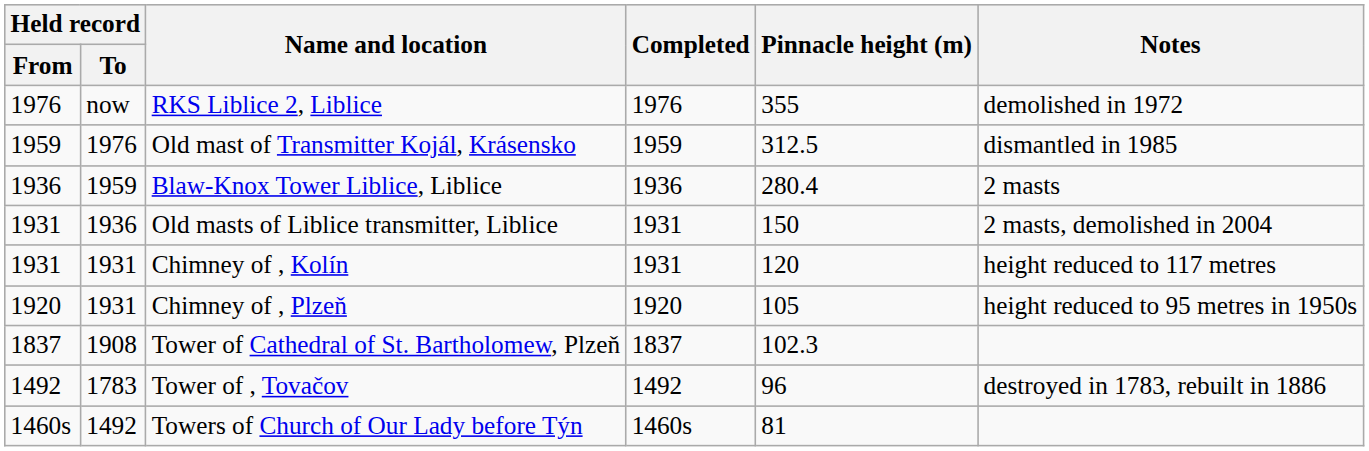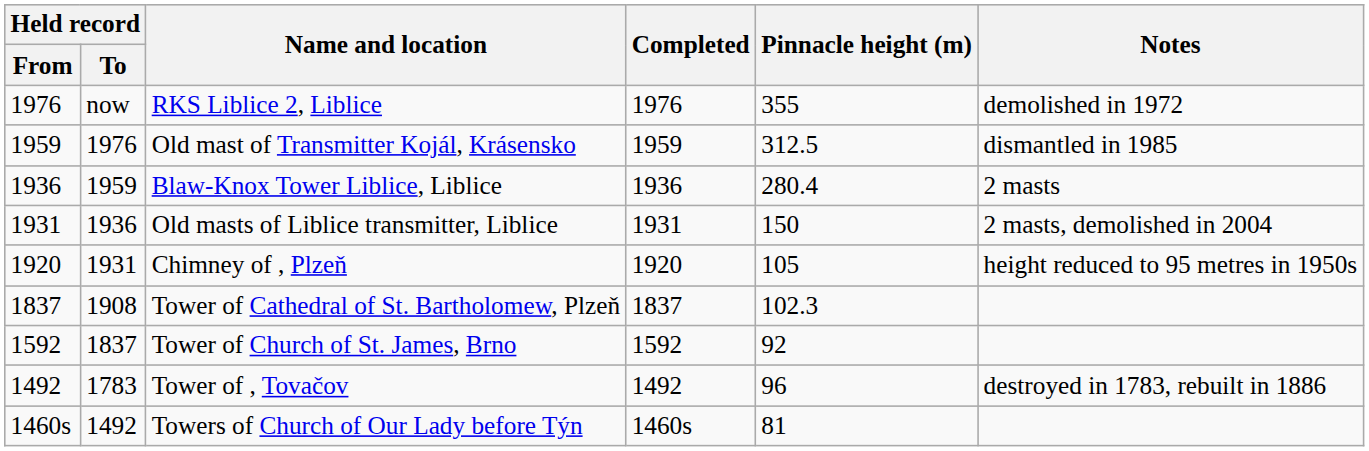- row: (250, 265)
+ row: (334, 345)
